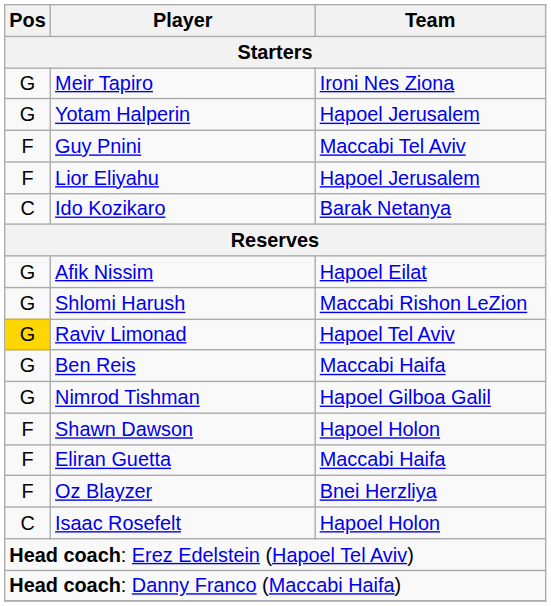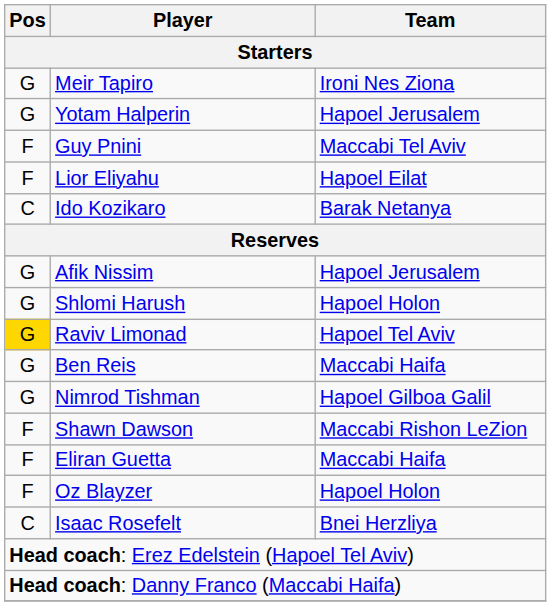(400, 178) Hapoel Jerusalem -> (373, 178) Hapoel Eilat
(373, 272) Hapoel Eilat -> (400, 272) Hapoel Jerusalem
(423, 303) Maccabi Rishon LeZion -> (380, 303) Hapoel Holon
(380, 429) Hapoel Holon -> (423, 429) Maccabi Rishon LeZion
(378, 492) Bnei Herzliya -> (380, 492) Hapoel Holon
(380, 523) Hapoel Holon -> (378, 523) Bnei Herzliya
